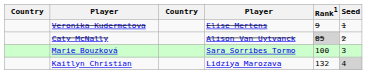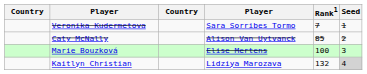(237, 25) Elise Mertens -> (251, 25) Sara Sorribes Tormo
(317, 25) 9 -> (317, 25) 7
(320, 38) lightgrey background -> (320, 38) no background
(251, 51) Sara Sorribes Tormo -> (237, 51) Elise Mertens
